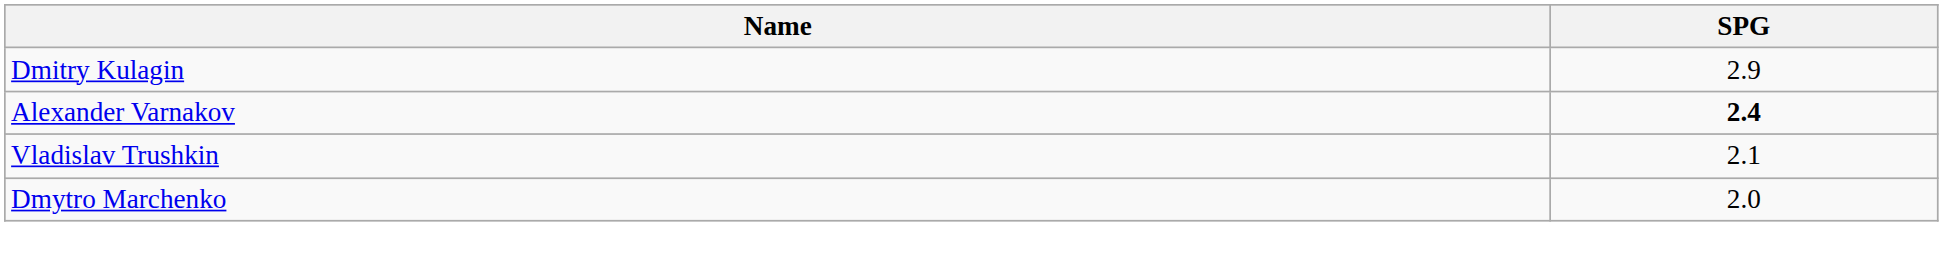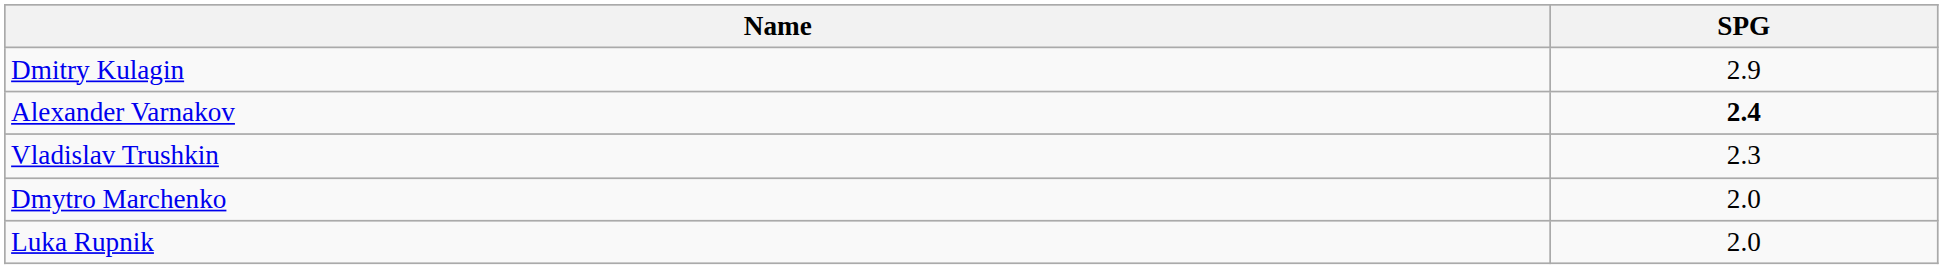(1744, 155) 2.1 -> (1744, 155) 2.3
+ row: (83, 241)
